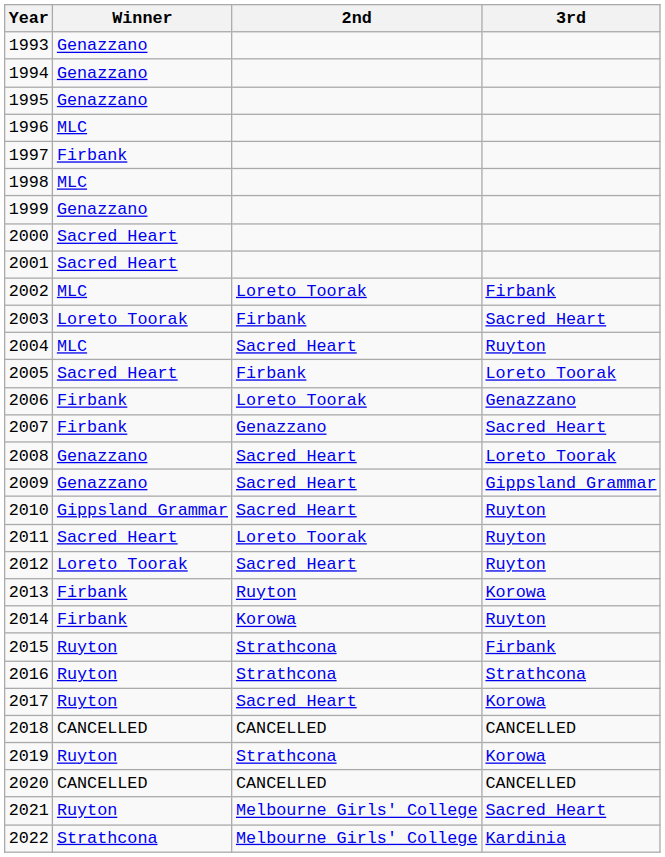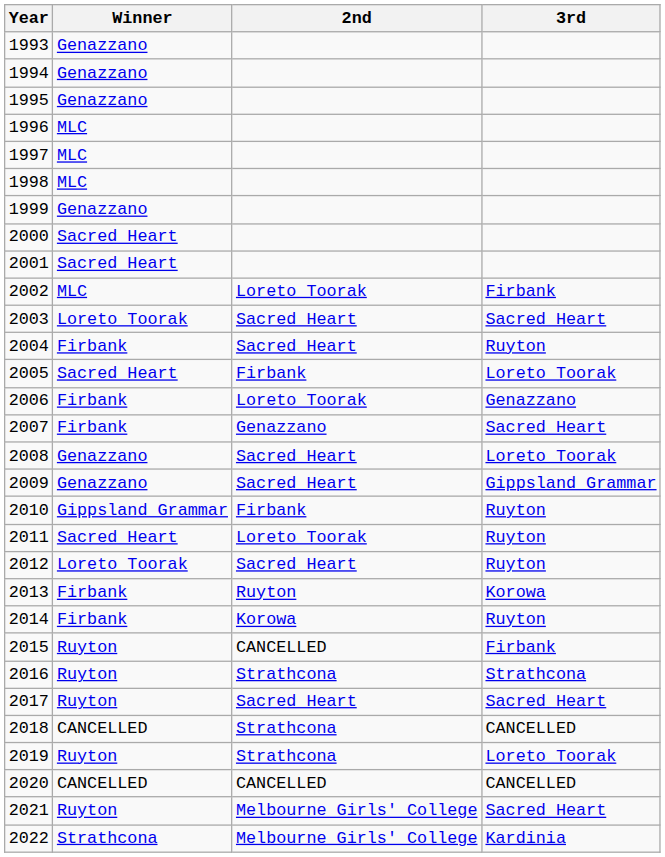(92, 155) Firbank -> (72, 155) MLC
(271, 319) Firbank -> (296, 319) Sacred Heart
(72, 346) MLC -> (92, 346) Firbank
(296, 510) Sacred Heart -> (271, 510) Firbank
(286, 647) Strathcona -> (281, 647) CANCELLED
(516, 702) Korowa -> (546, 702) Sacred Heart
(281, 729) CANCELLED -> (286, 729) Strathcona
(516, 756) Korowa -> (551, 756) Loreto Toorak
